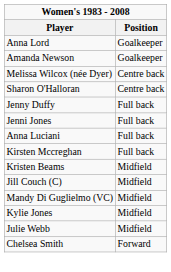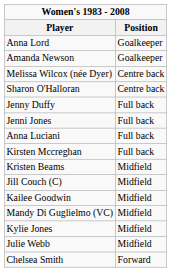+ row: (39, 197)
